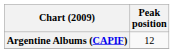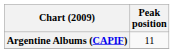(149, 40) 12 -> (149, 40) 11
